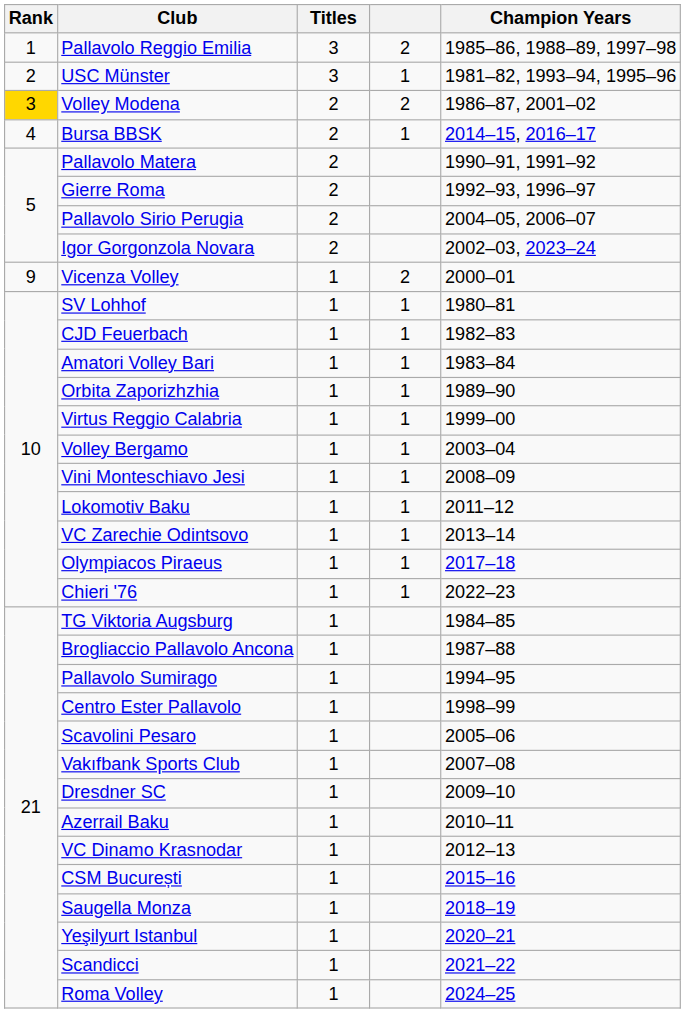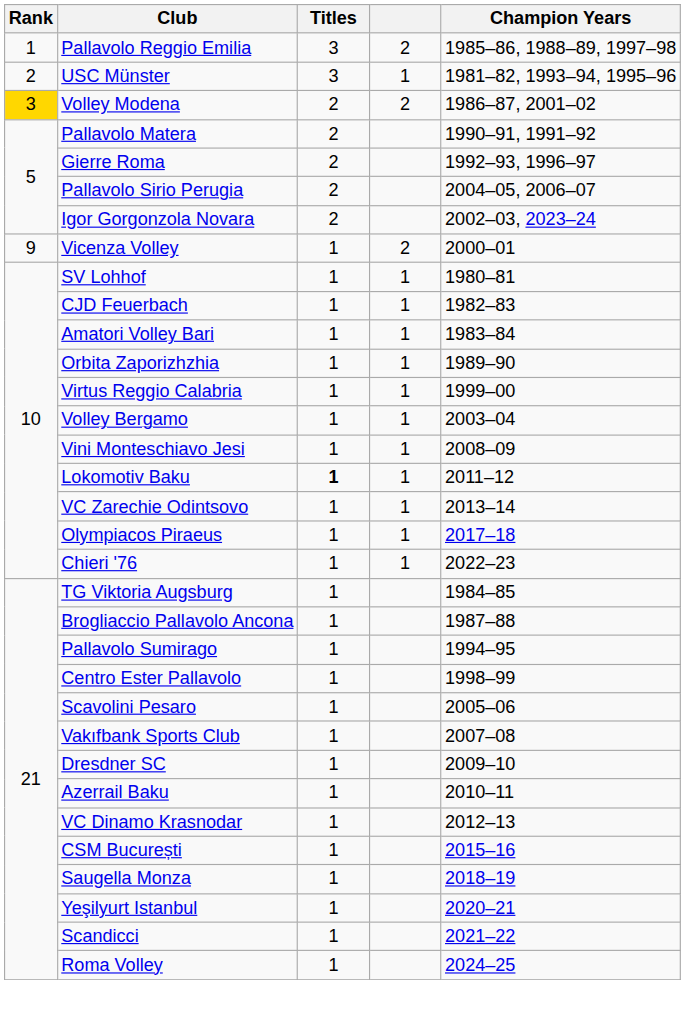- row: (112, 133)
(333, 506) normal -> (333, 477) bold
